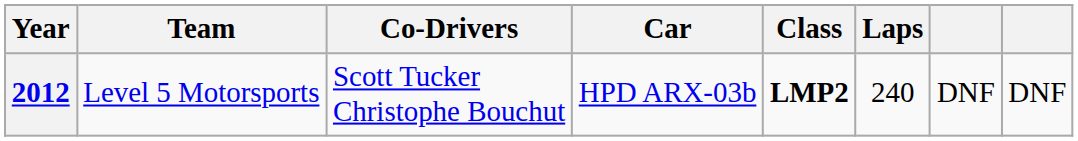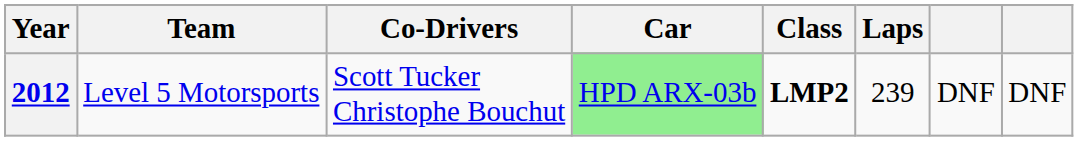(668, 93) no background -> (668, 93) lightgreen background
(893, 93) 240 -> (893, 93) 239
